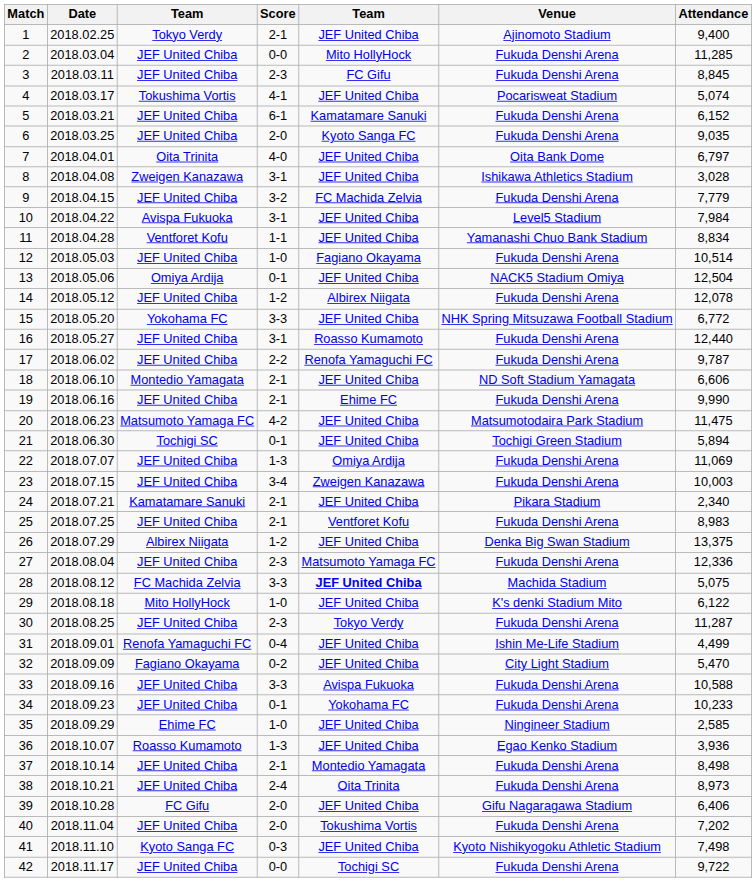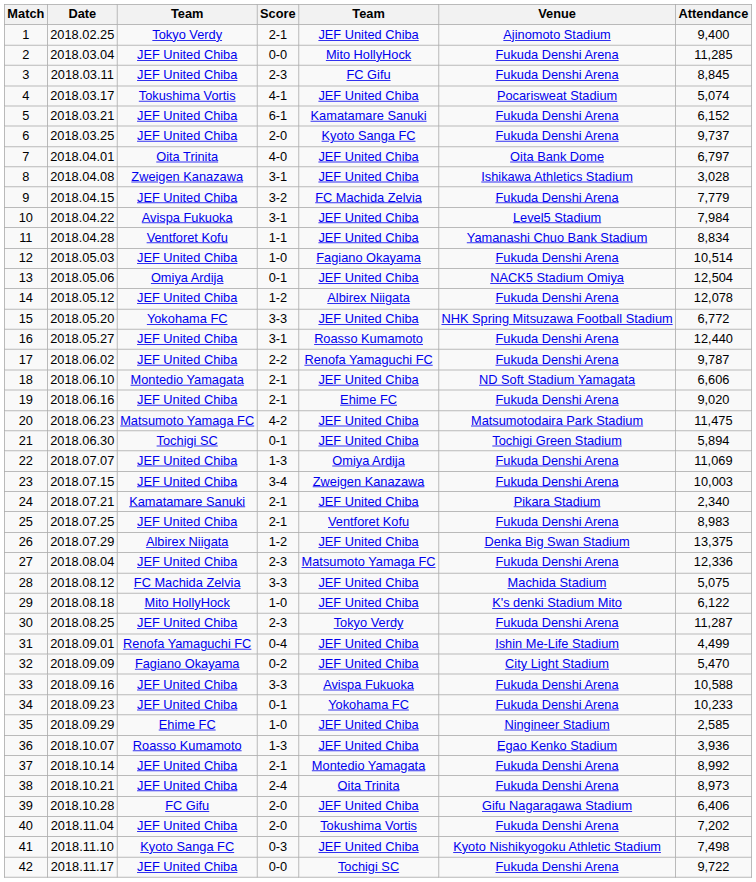(713, 136) 9,035 -> (713, 136) 9,737
(713, 400) 9,990 -> (713, 400) 9,020
(369, 583) bold -> (369, 583) normal
(713, 765) 8,498 -> (713, 765) 8,992
